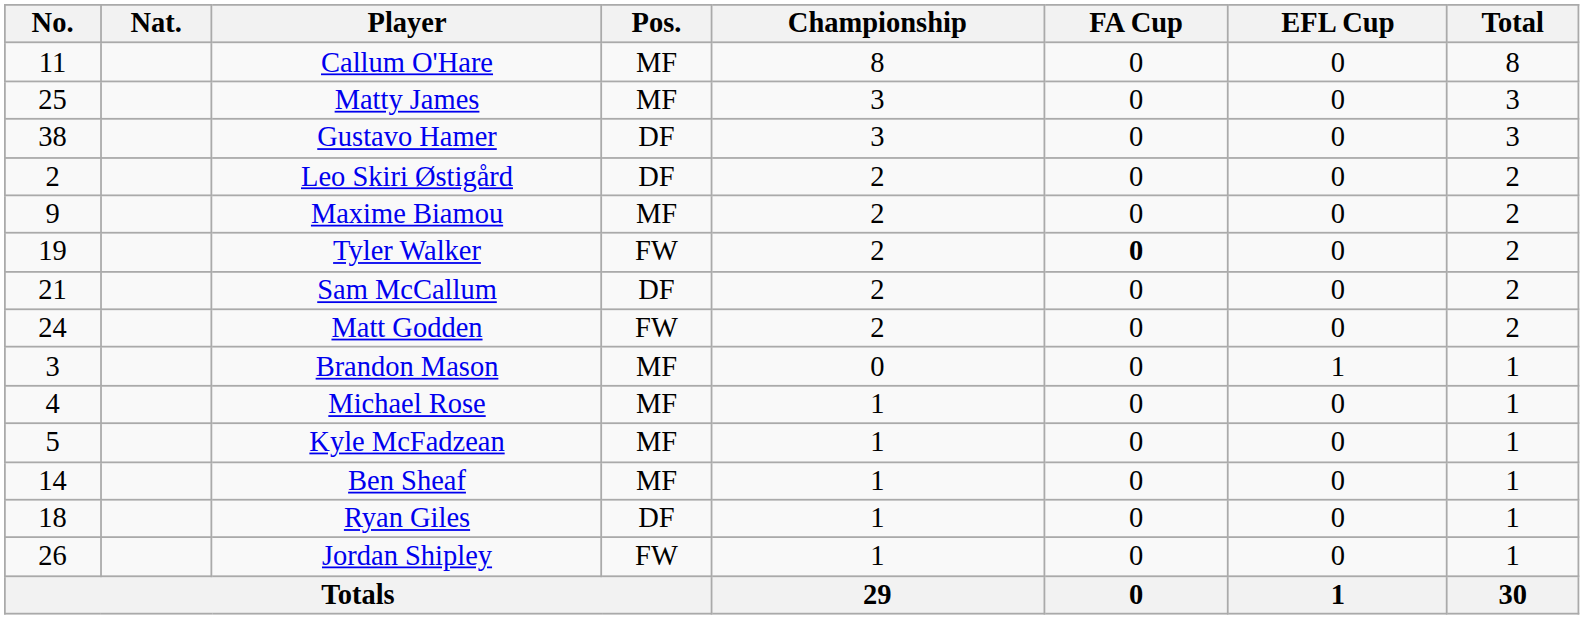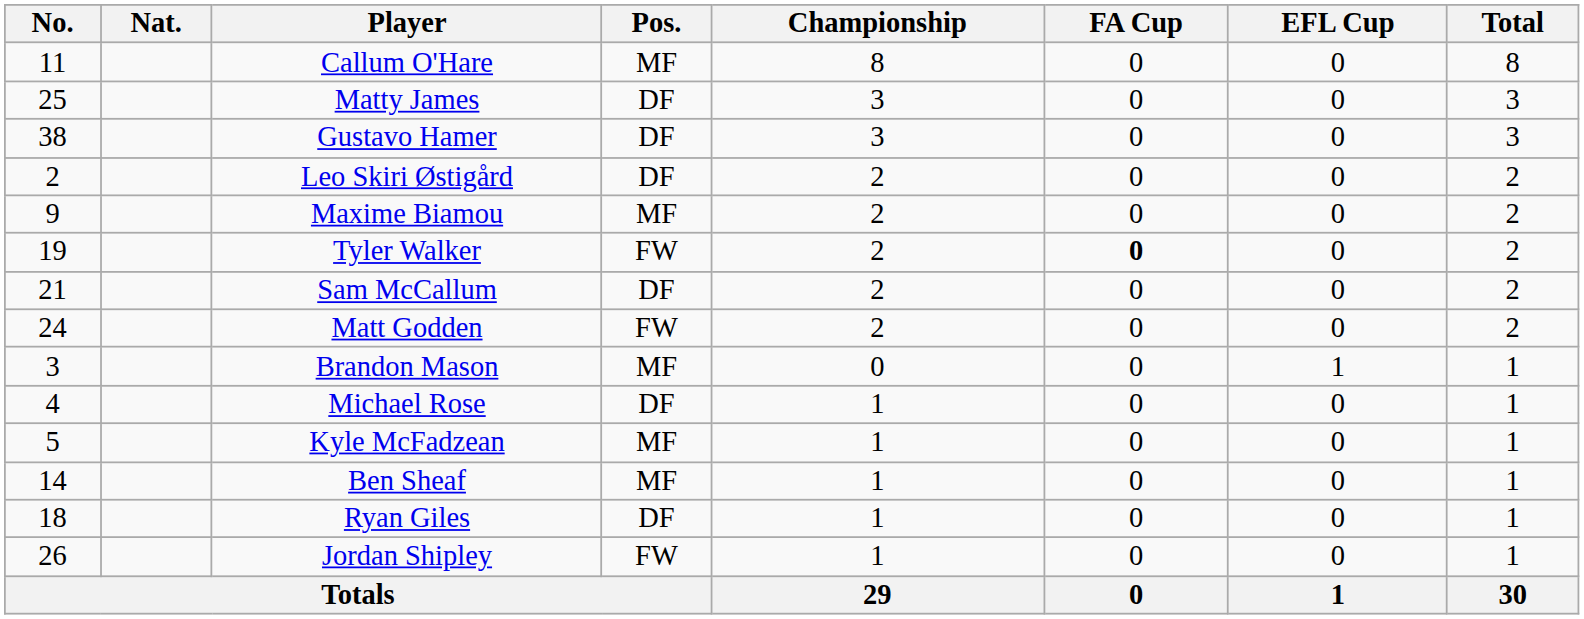(656, 99) MF -> (656, 99) DF
(656, 403) MF -> (656, 403) DF
